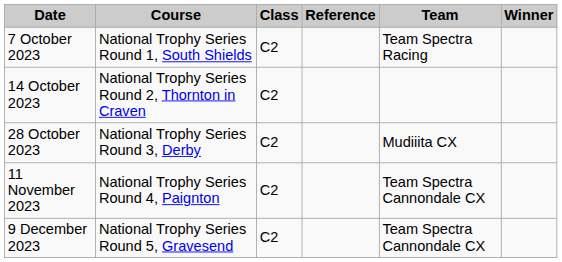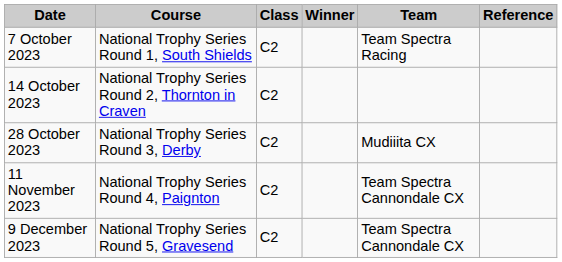columns swapped: (529, 16) <-> (340, 16)
